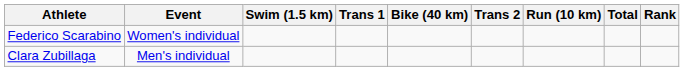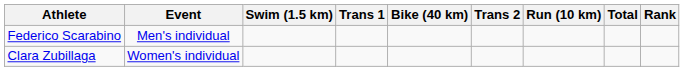(183, 36) Women's individual -> (183, 36) Men's individual
(183, 57) Men's individual -> (183, 57) Women's individual
